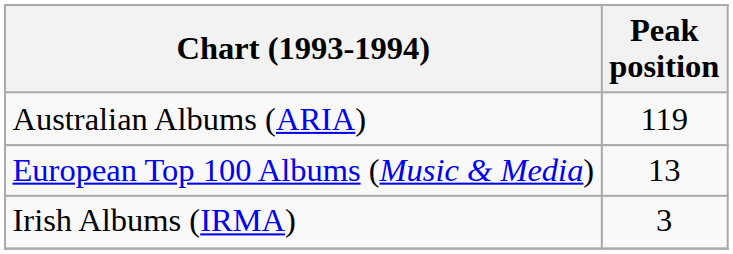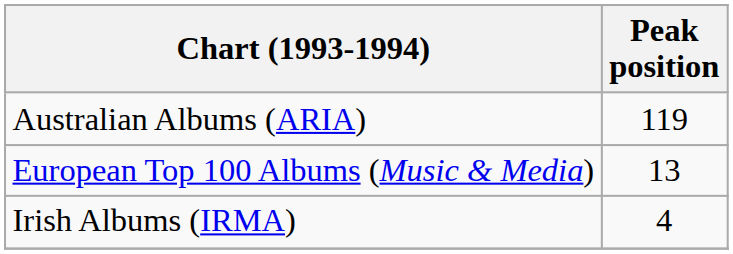(664, 221) 3 -> (664, 221) 4
